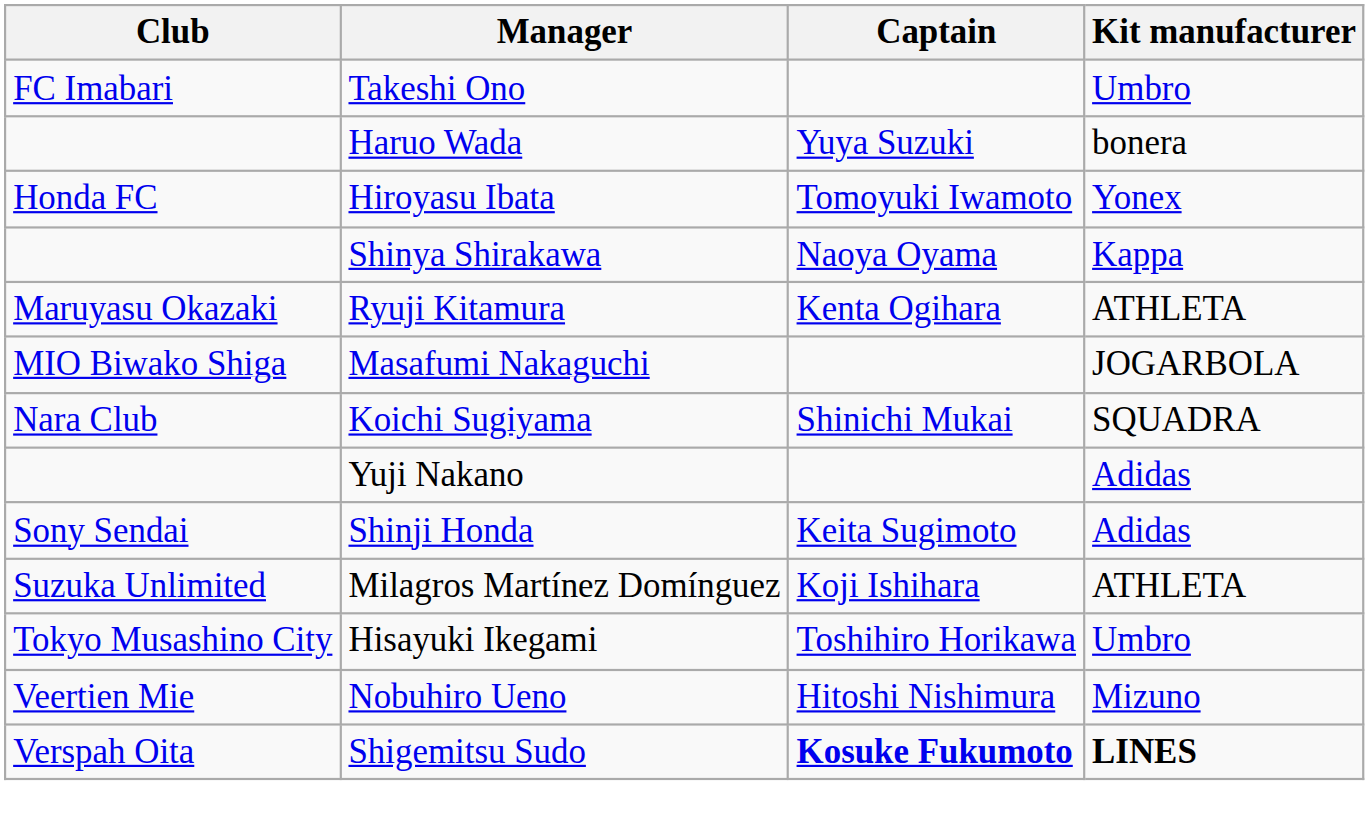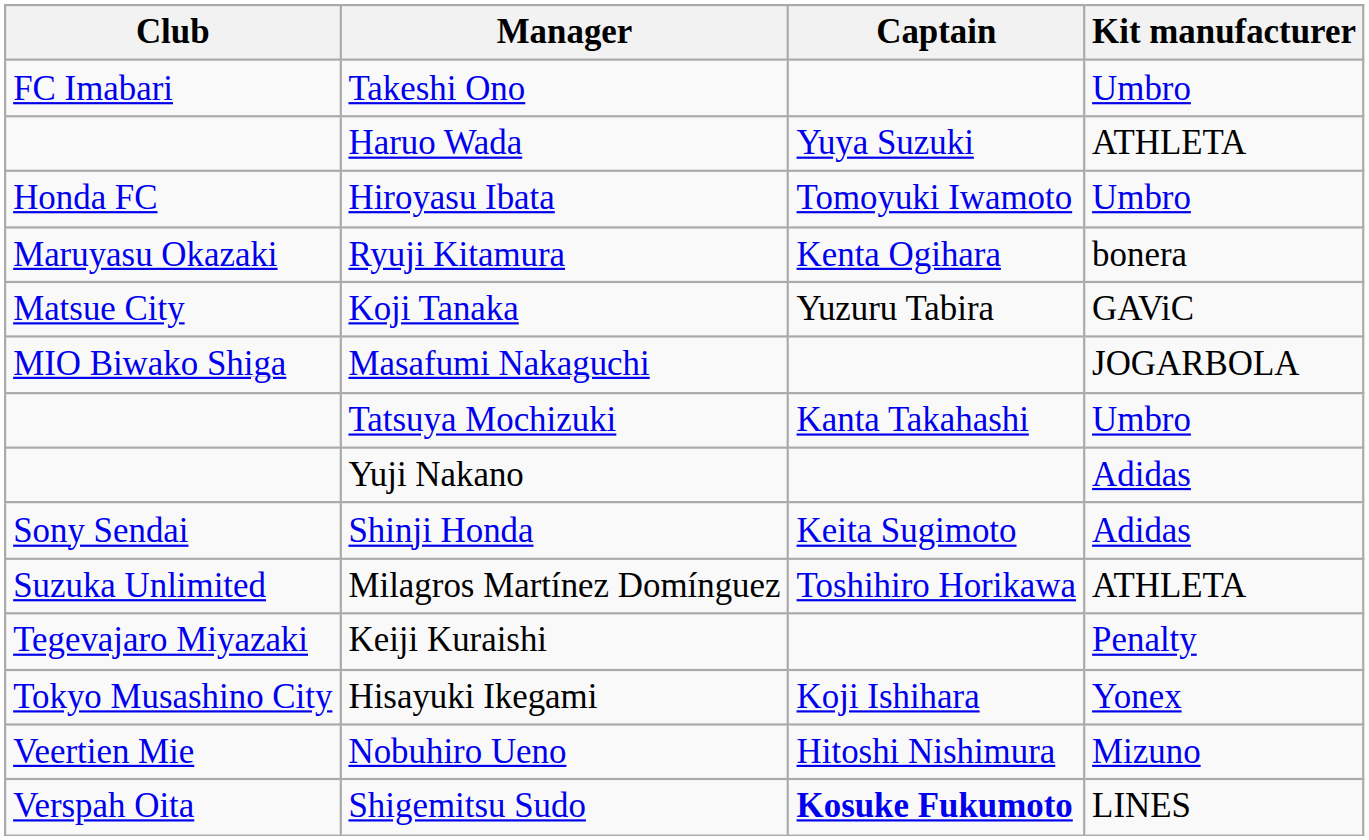(1140, 142) bonera -> (1169, 142) ATHLETA
(1137, 198) Yonex -> (1142, 198) Umbro
- row: (475, 253)
(1169, 308) ATHLETA -> (1140, 253) bonera
+ row: (434, 308)
- row: (470, 419)
+ row: (482, 419)
(888, 585) Koji Ishihara -> (936, 585) Toshihiro Horikawa
+ row: (448, 640)
(936, 640) Toshihiro Horikawa -> (888, 695) Koji Ishihara
(1142, 640) Umbro -> (1137, 695) Yonex
(1144, 751) bold -> (1142, 806) normal
